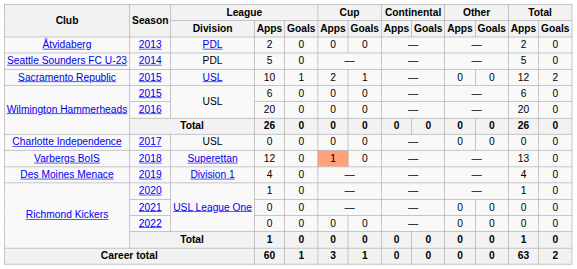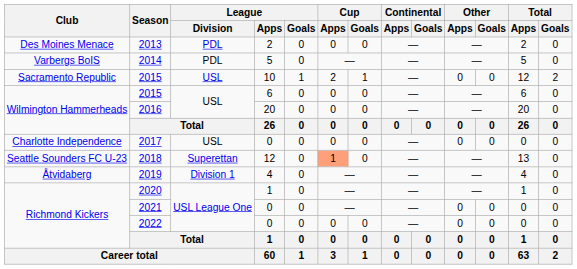(67, 45) Åtvidaberg -> (67, 45) Des Moines Menace
(67, 61) Seattle Sounders FC U-23 -> (67, 61) Varbergs BoIS
(67, 158) Varbergs BoIS -> (67, 158) Seattle Sounders FC U-23
(67, 175) Des Moines Menace -> (67, 175) Åtvidaberg
